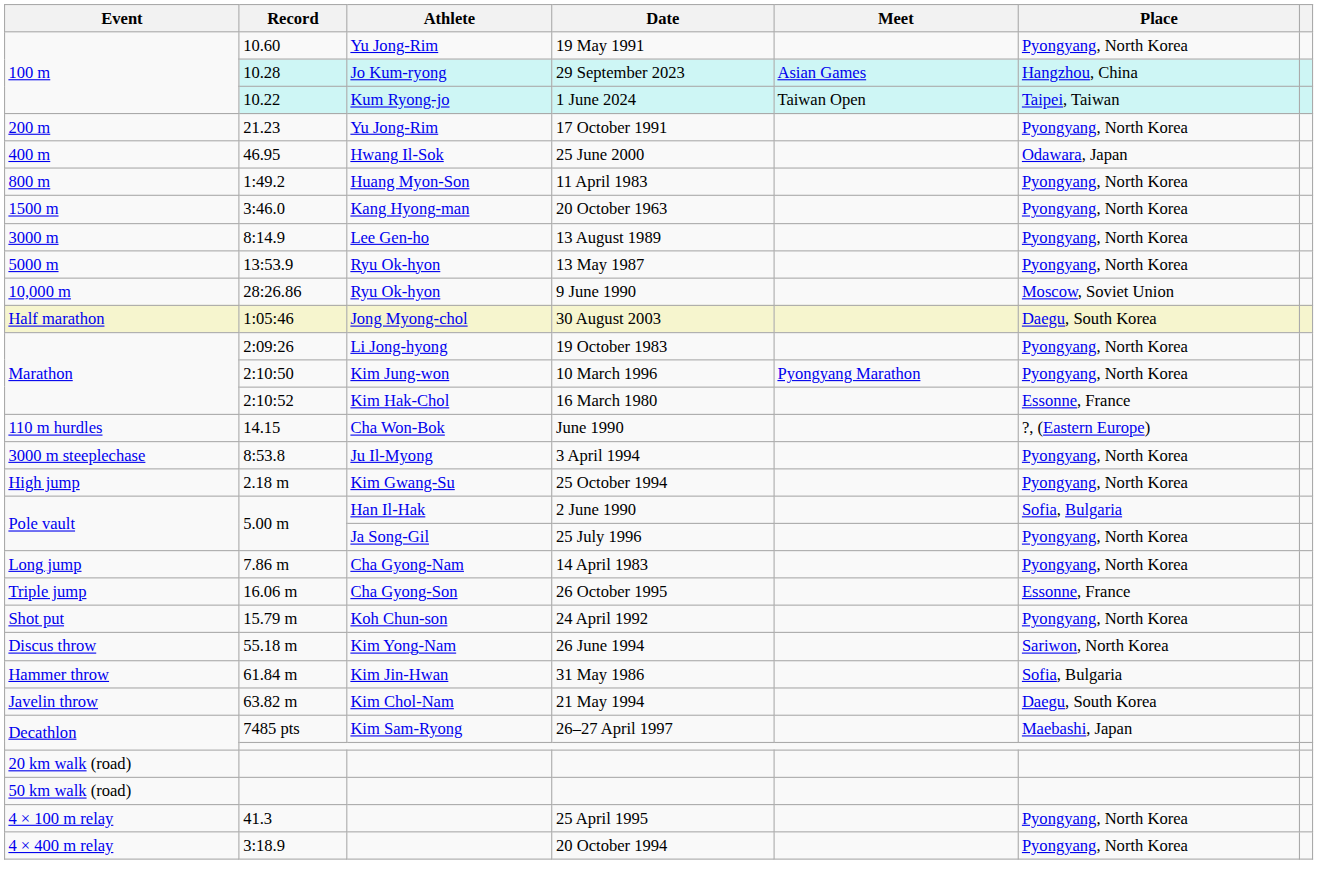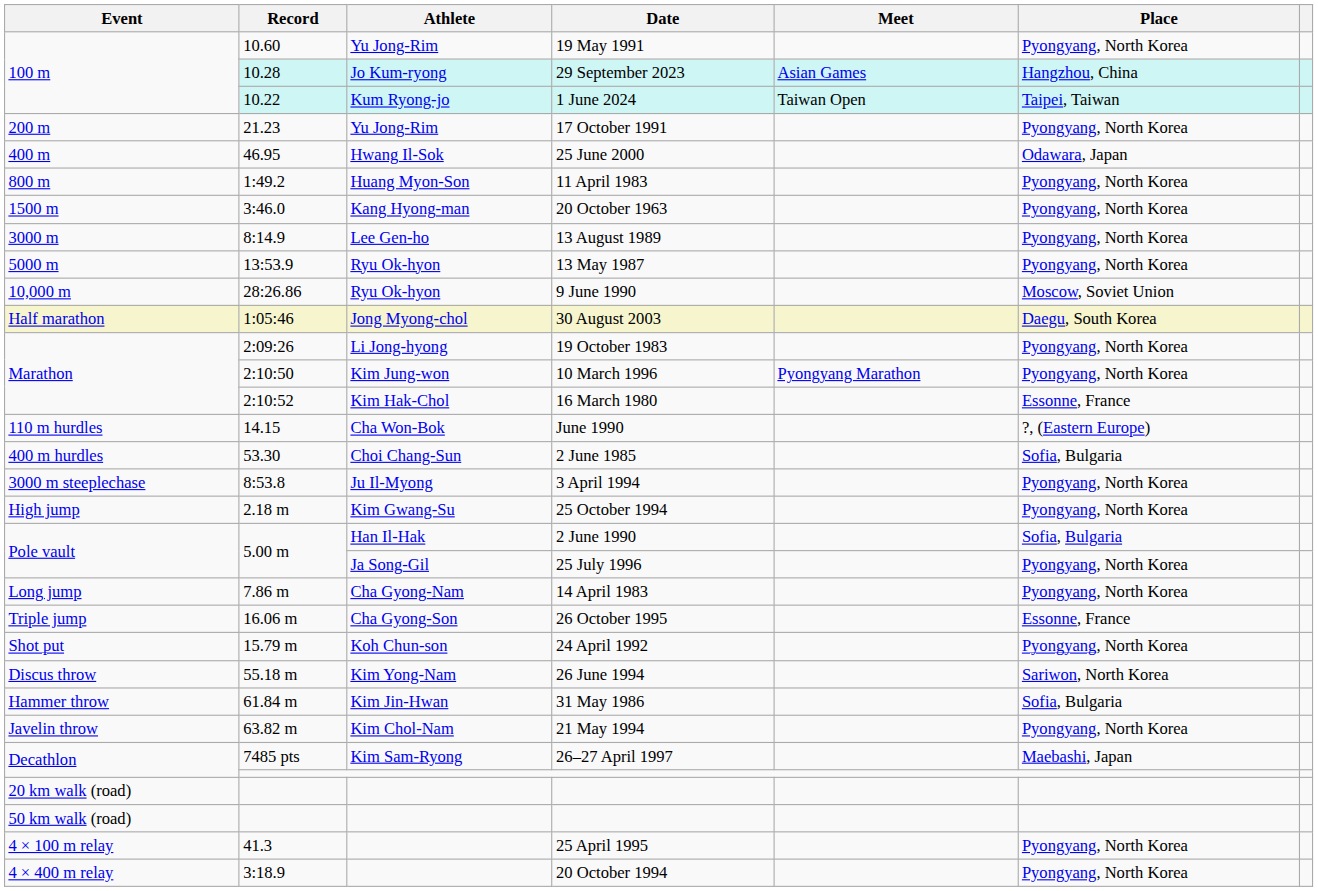+ row: (56, 455)
(1089, 701) Daegu, South Korea -> (1105, 728) Pyongyang, North Korea
